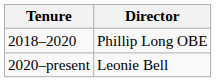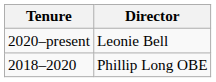rows swapped: (42, 40) <-> (49, 64)
